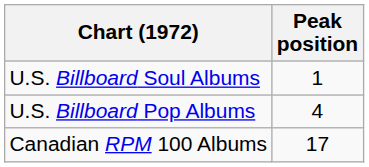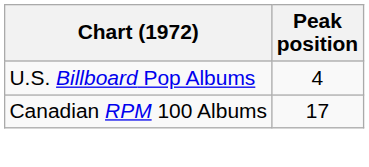- row: (135, 77)
